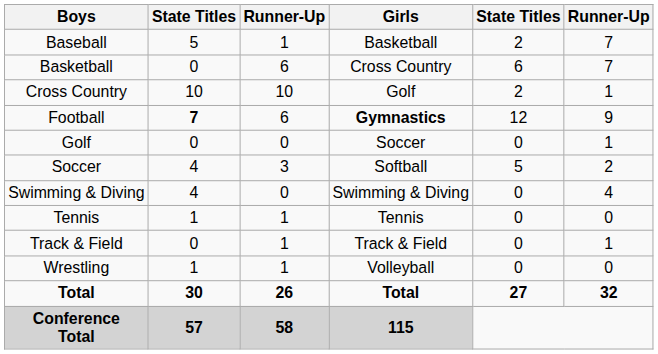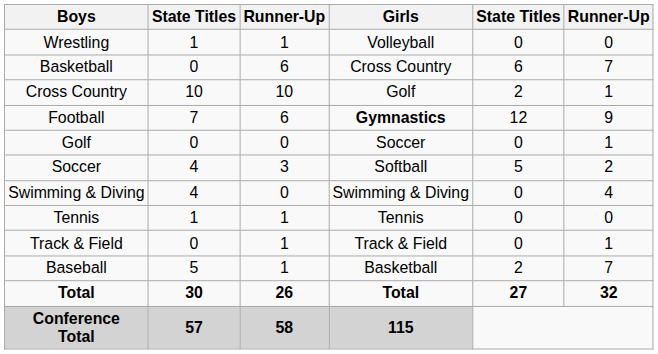rows swapped: (76, 42) <-> (76, 268)
(194, 117) bold -> (194, 117) normal
